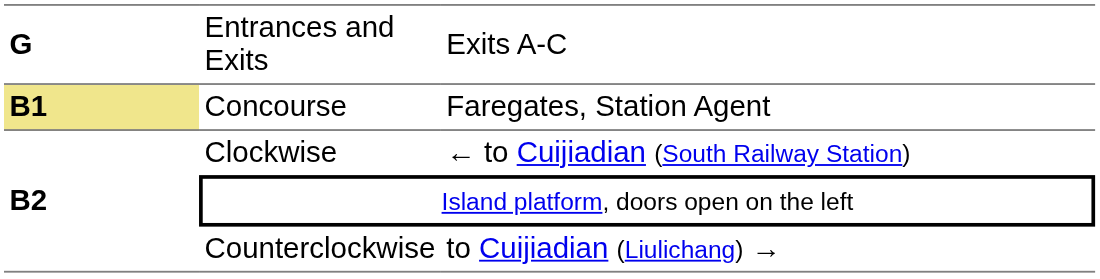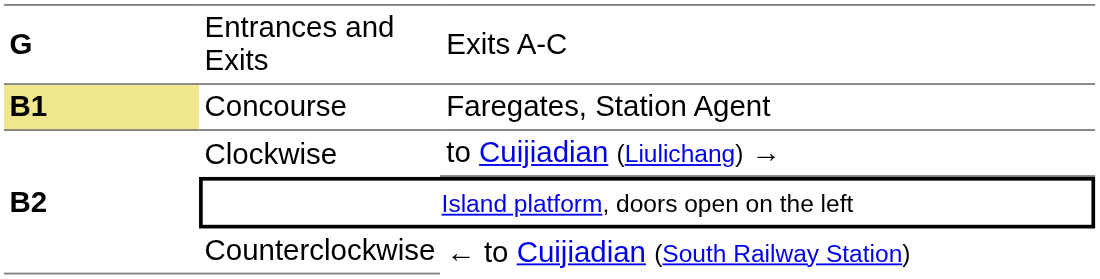(678, 152) ← to Cuijiadian (South Railway Station) -> (614, 152) to Cuijiadian (Liulichang) →
(614, 248) to Cuijiadian (Liulichang) → -> (678, 251) ← to Cuijiadian (South Railway Station)
